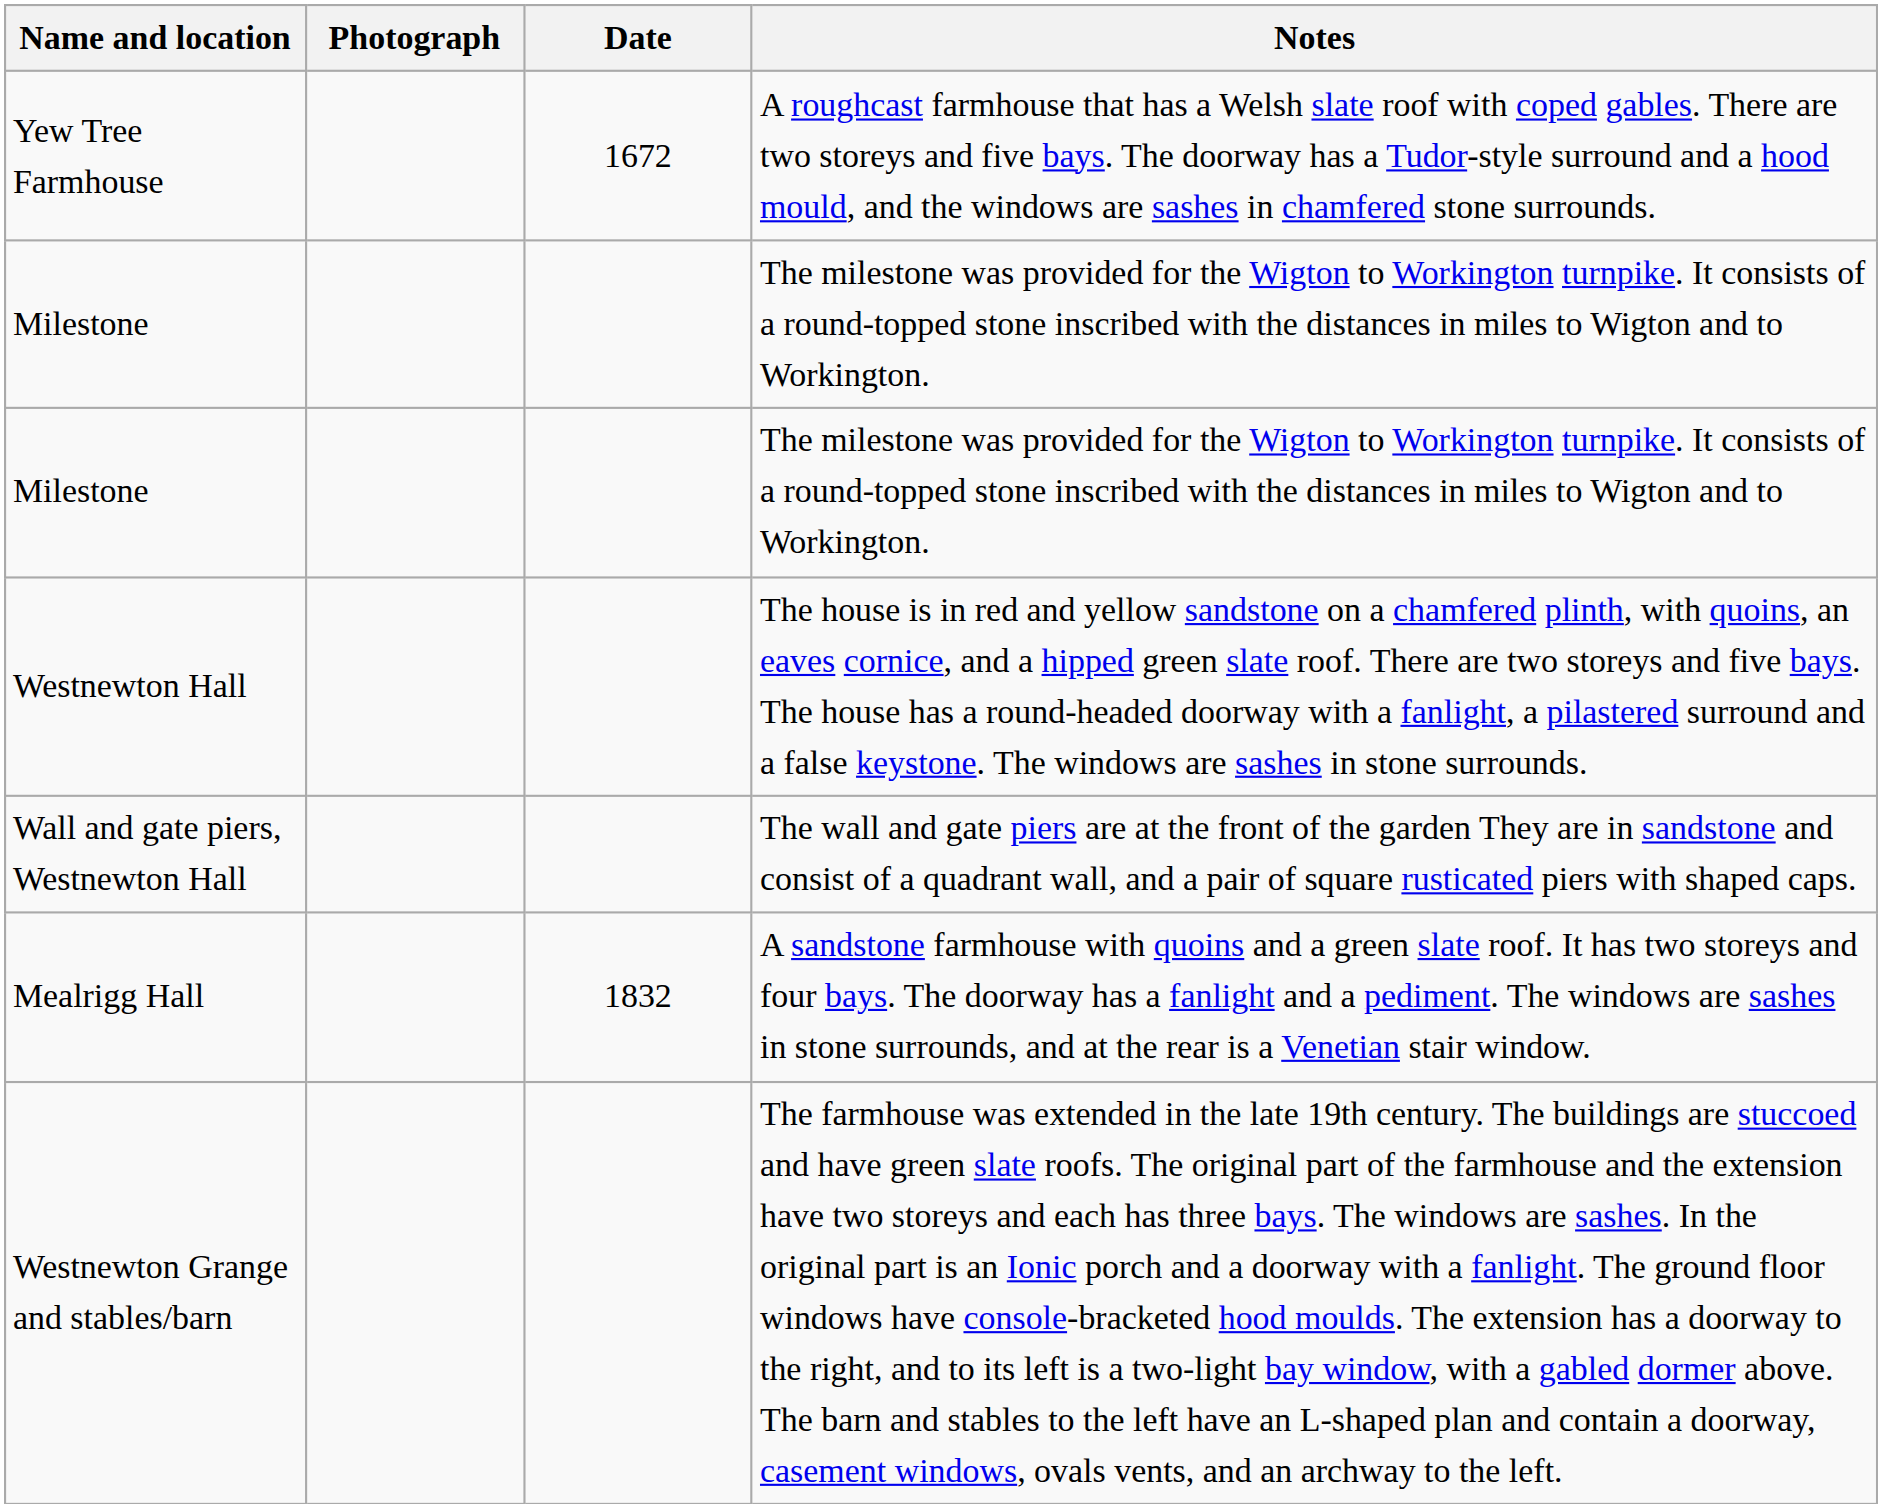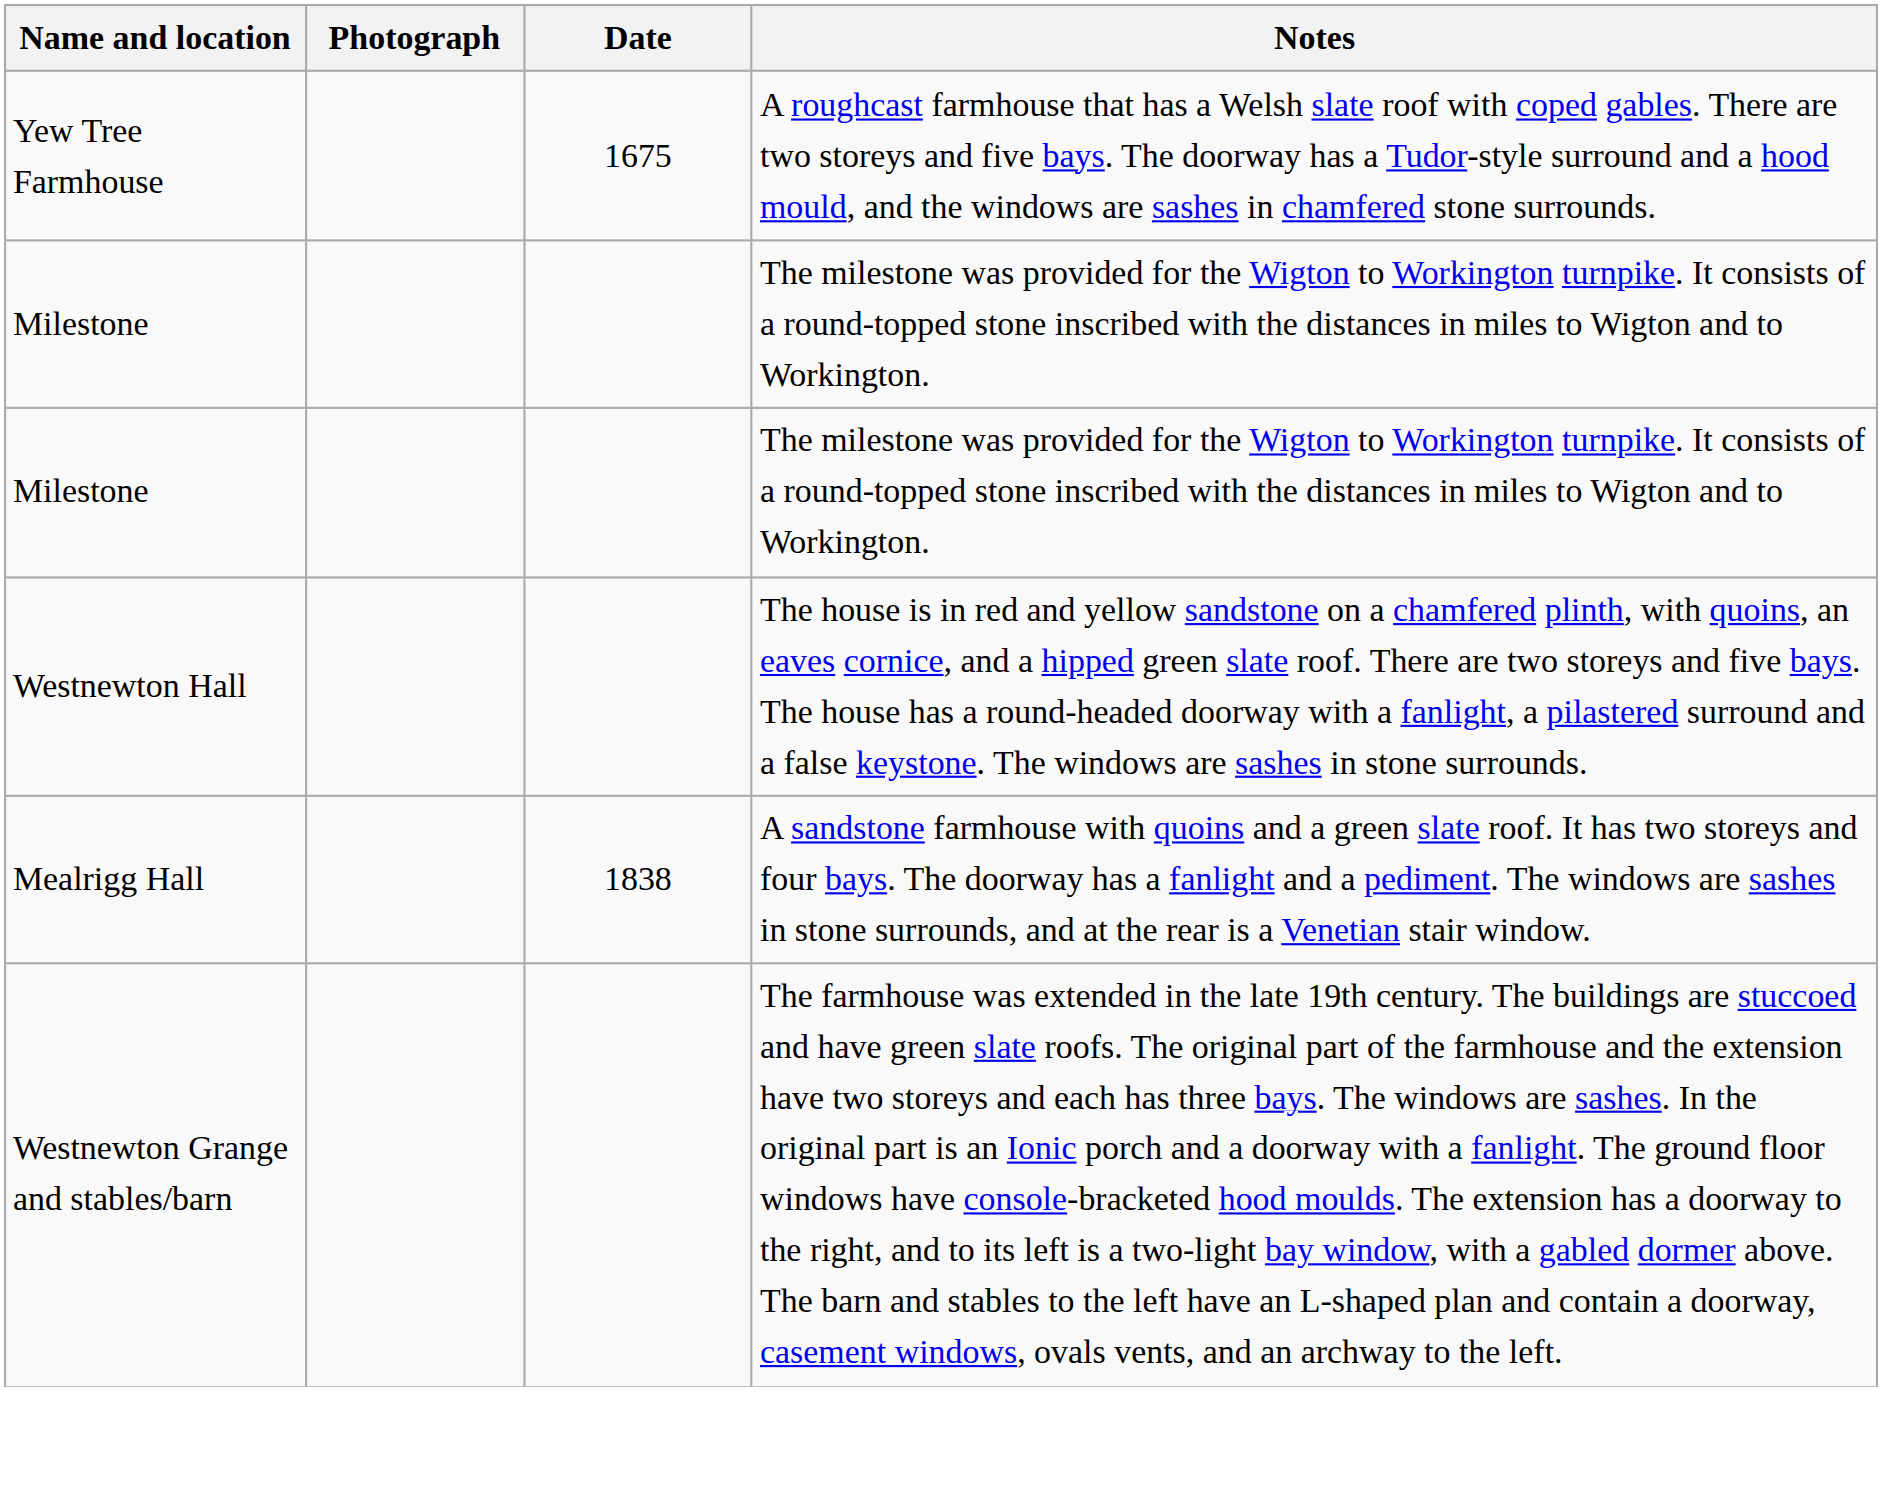(638, 155) 1672 -> (638, 155) 1675
- row: (147, 853)
(638, 996) 1832 -> (638, 879) 1838
